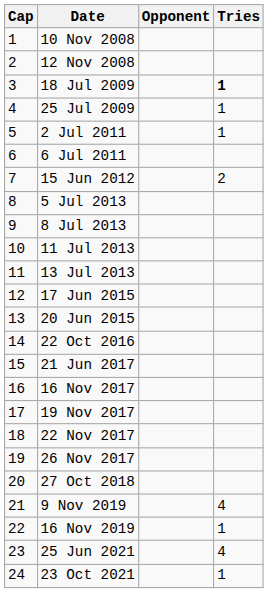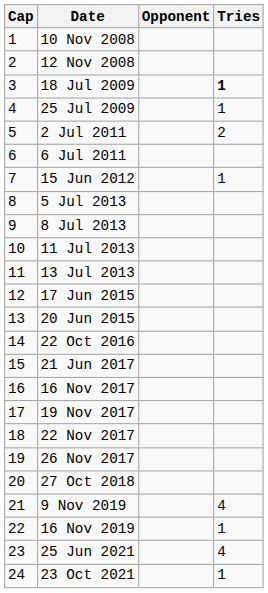(221, 133) 1 -> (221, 133) 2
(221, 179) 2 -> (221, 179) 1
